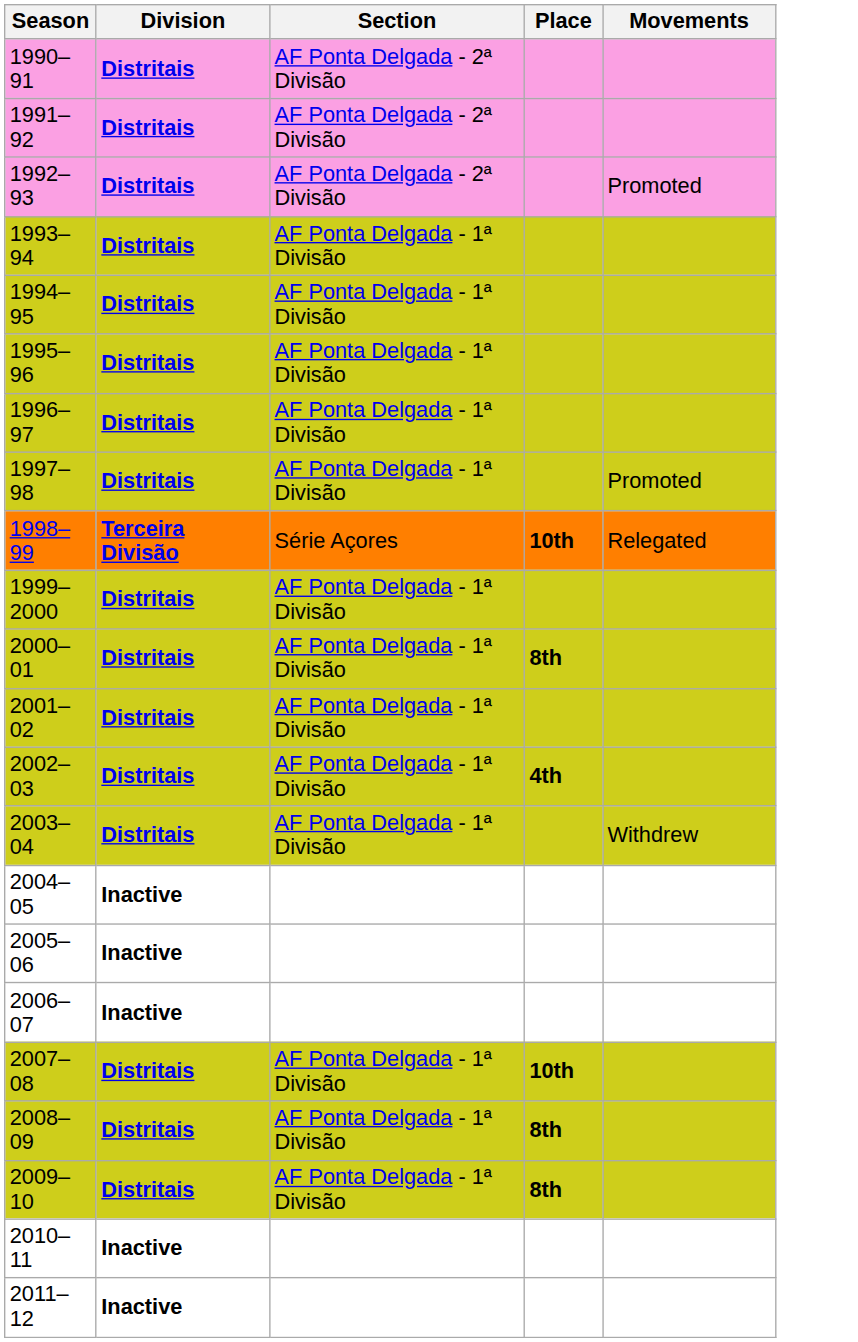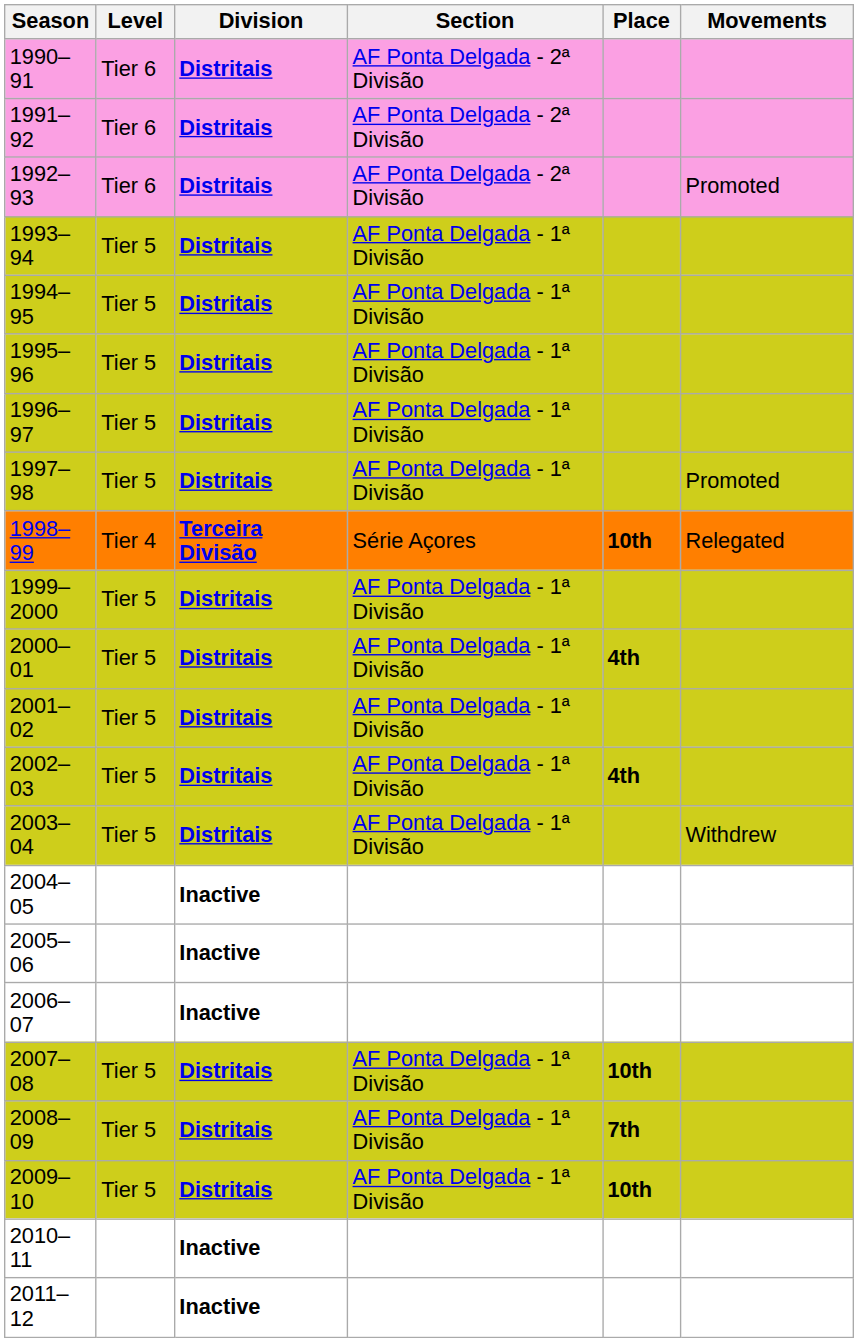+ column: (135, 21)
(546, 658) 8th -> (624, 658) 4th
(546, 1130) 8th -> (624, 1130) 7th
(546, 1189) 8th -> (630, 1189) 10th
